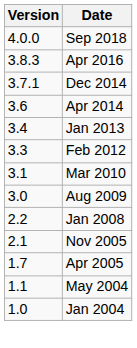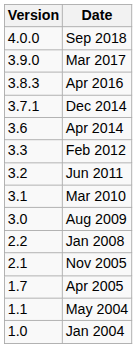+ row: (96, 60)
- row: (95, 128)
+ row: (95, 173)
